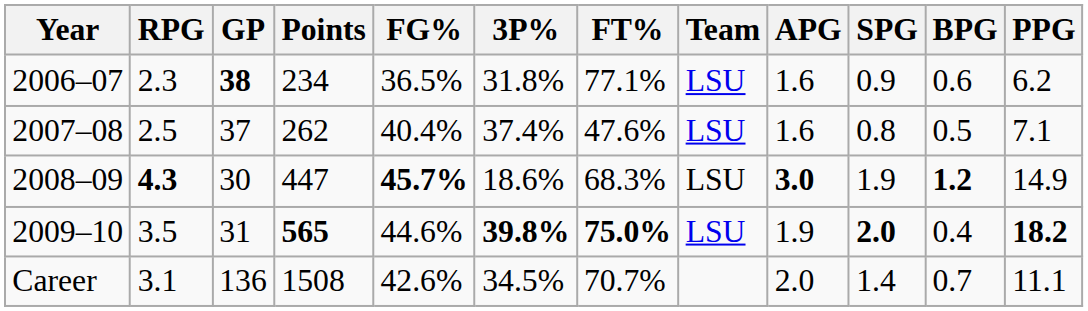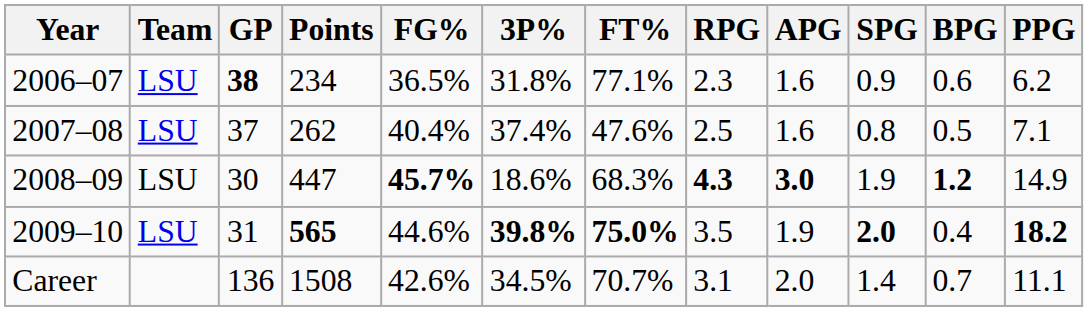columns swapped: (723, 29) <-> (171, 29)
